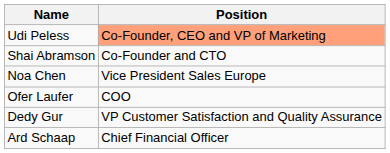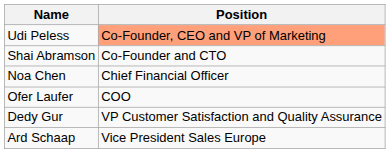(184, 76) Vice President Sales Europe -> (165, 76) Chief Financial Officer
(165, 138) Chief Financial Officer -> (184, 138) Vice President Sales Europe
